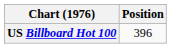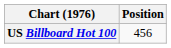(143, 33) 396 -> (143, 33) 456
